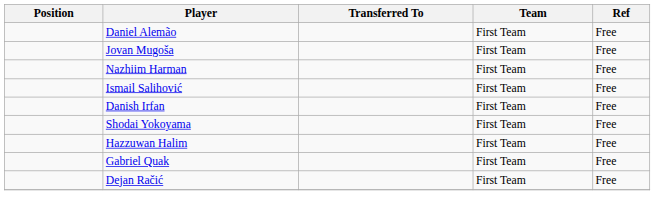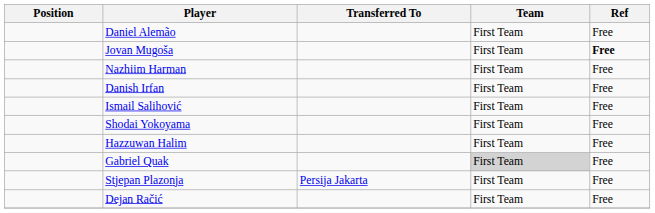(606, 50) normal -> (603, 50) bold
rows swapped: (135, 106) <-> (144, 87)
(501, 161) no background -> (498, 161) lightgrey background
+ row: (144, 180)
